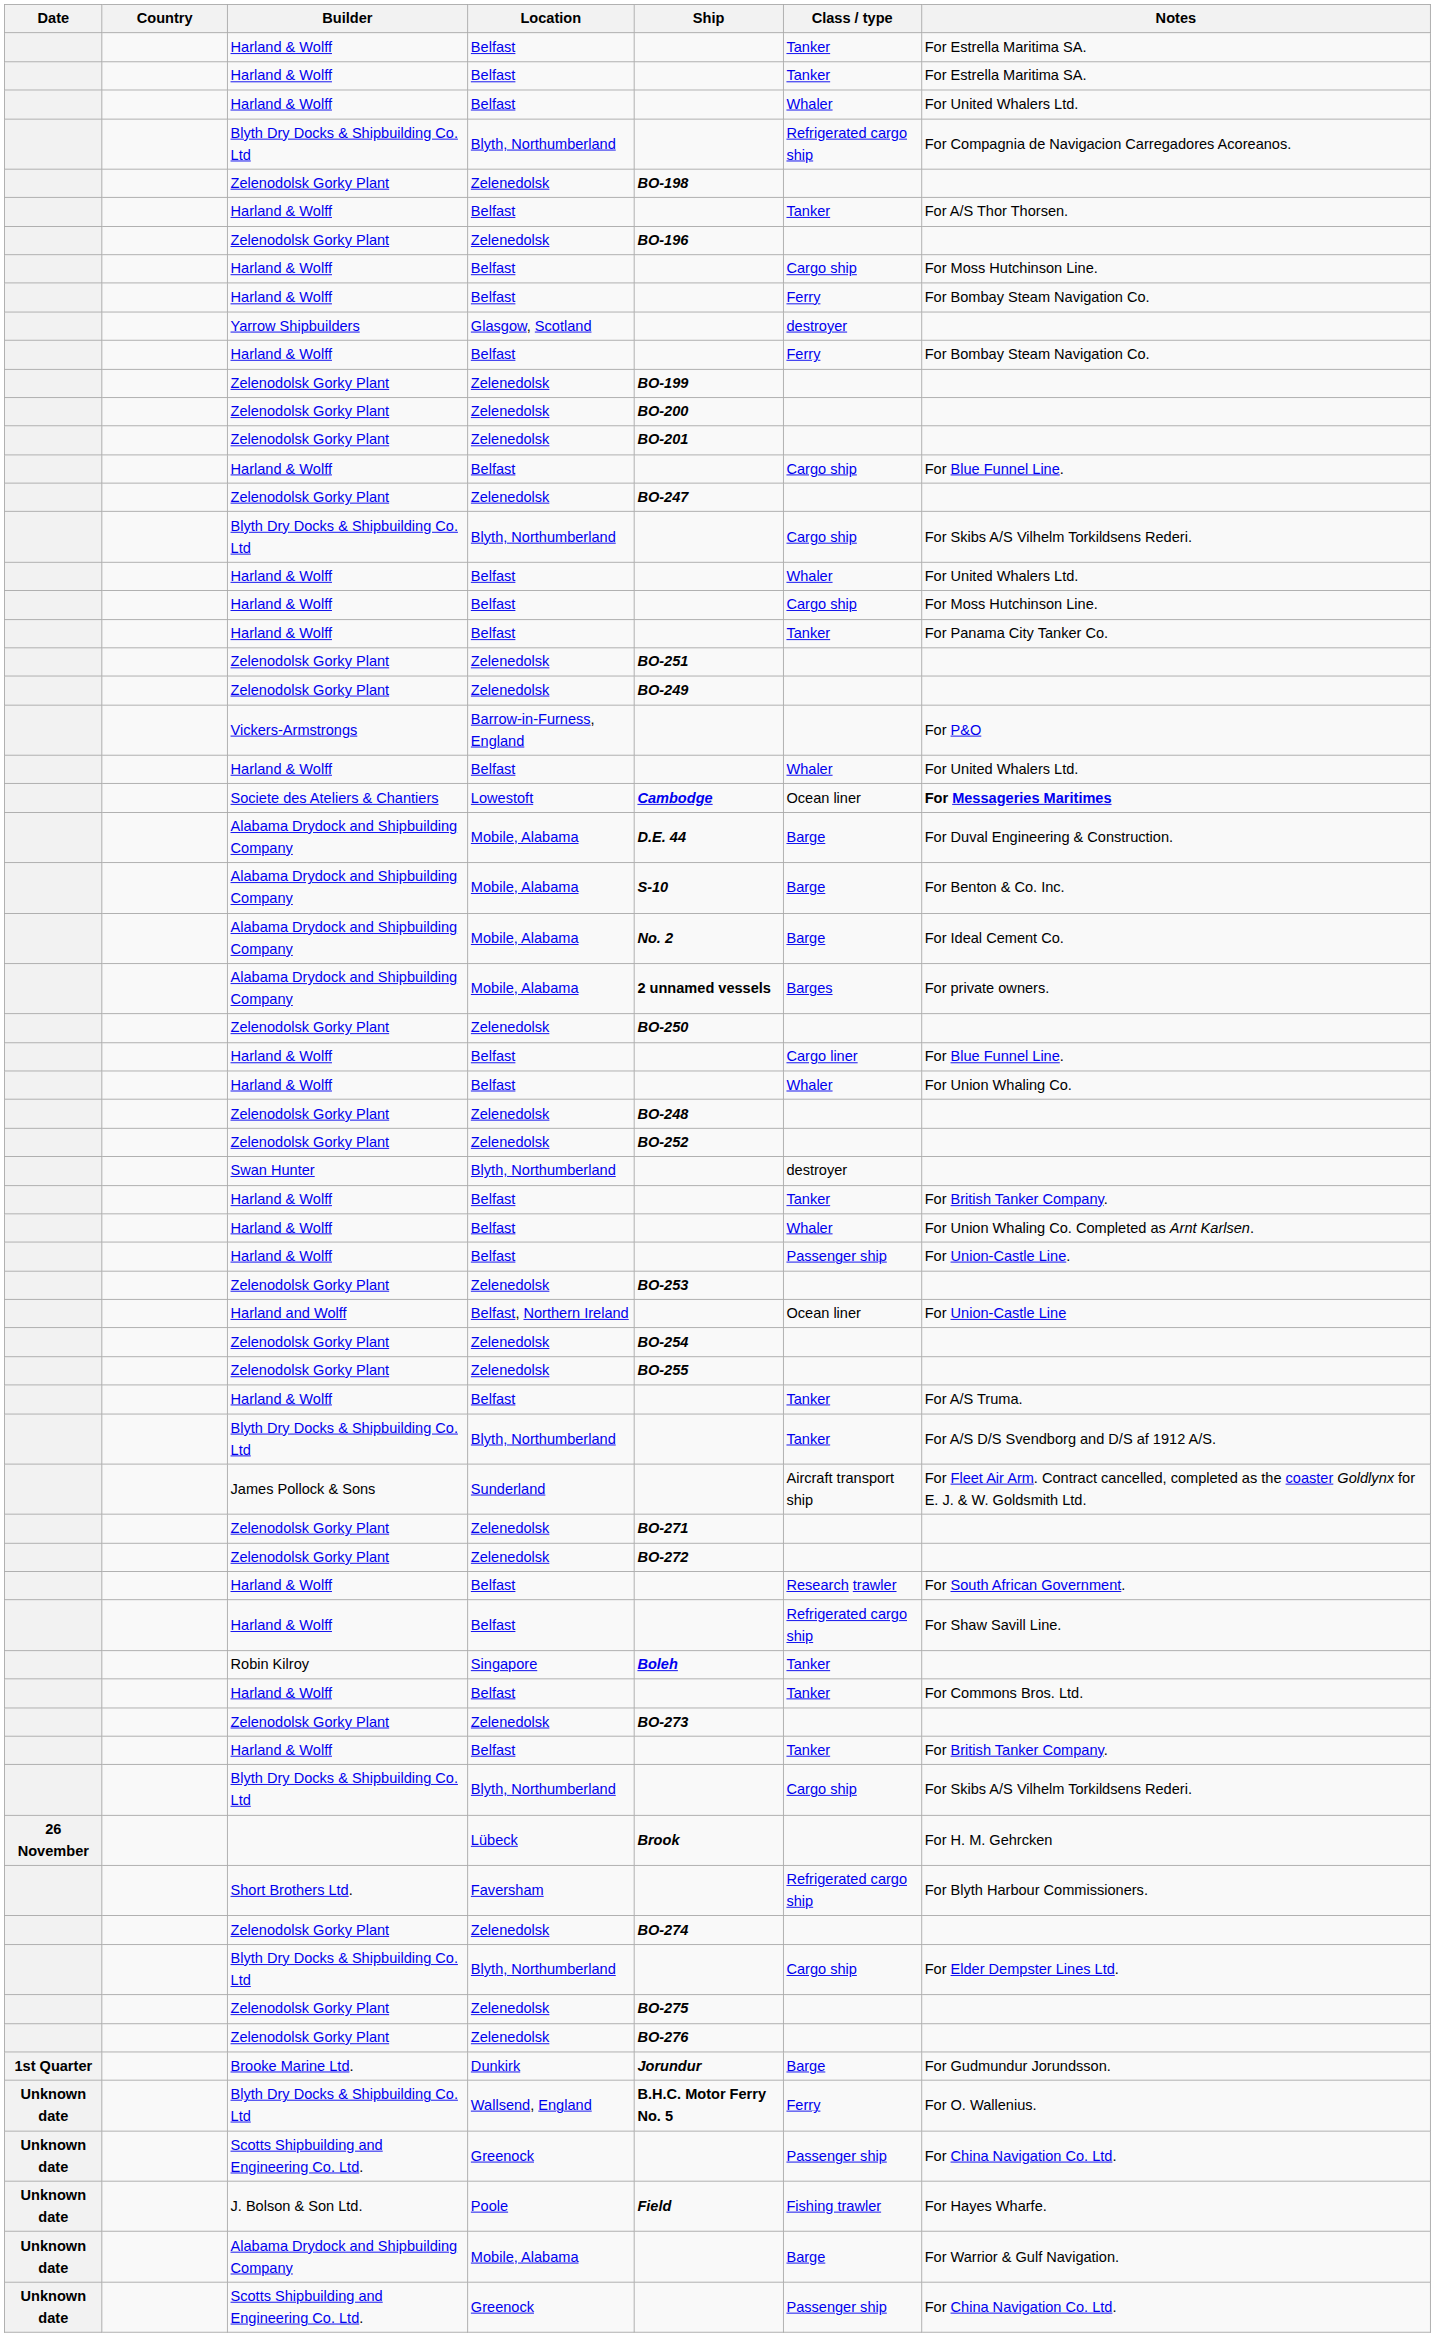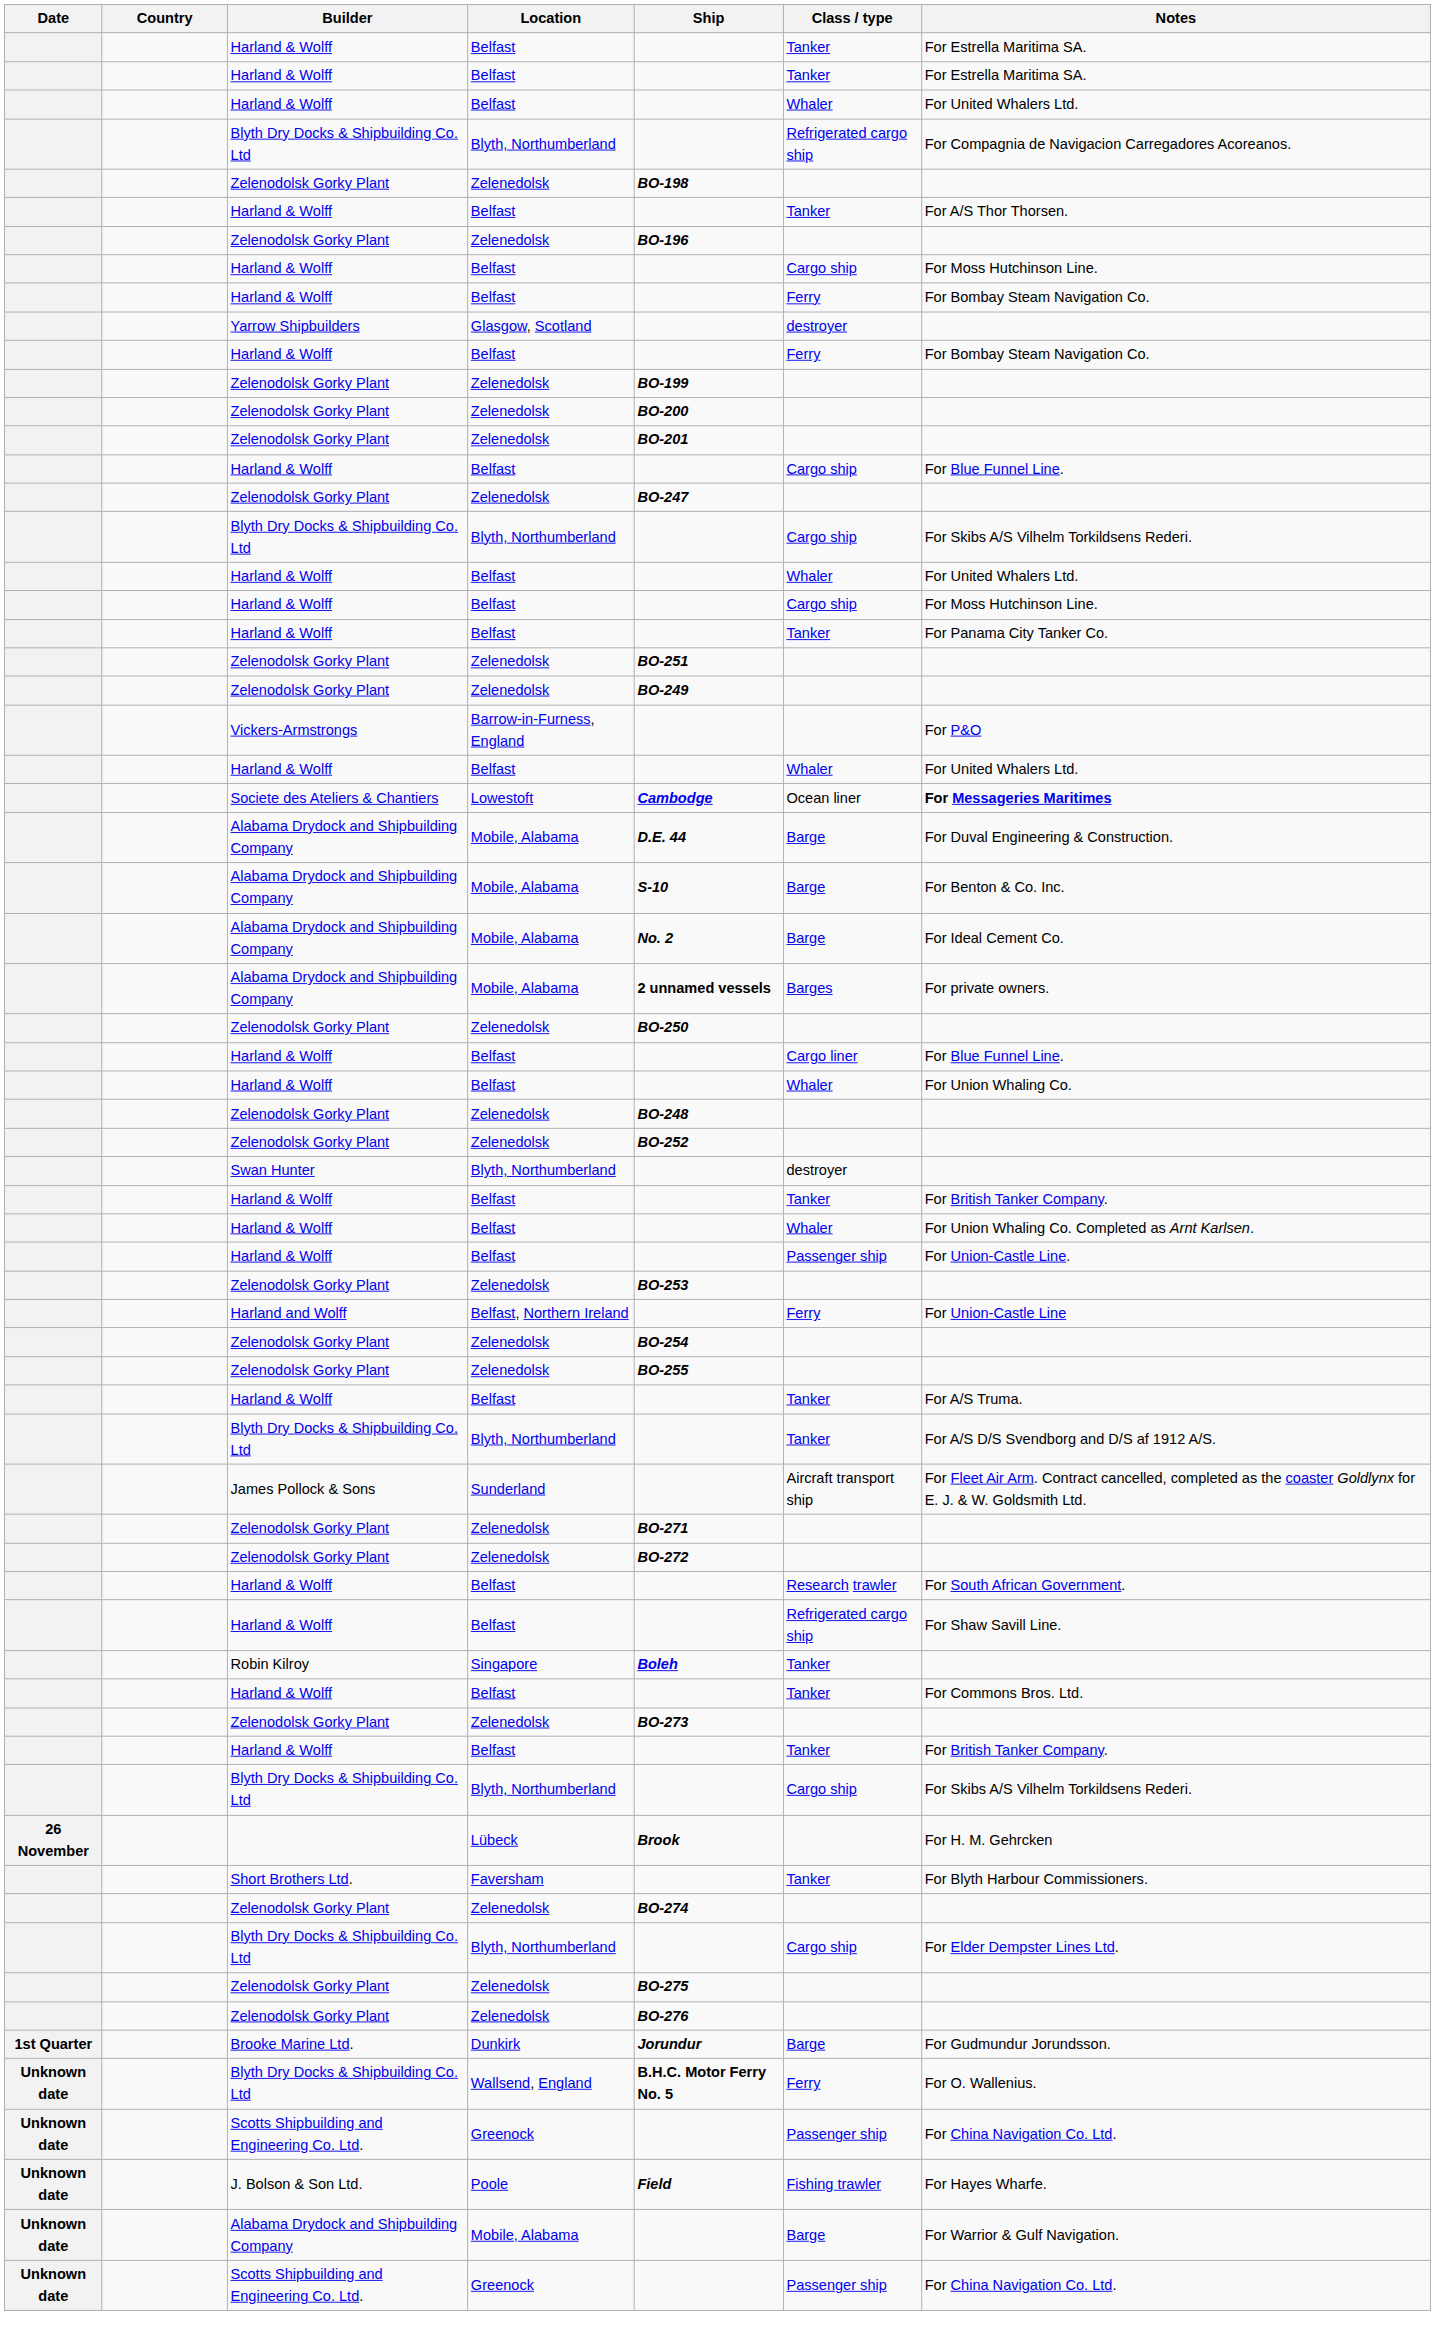(824, 1313) Ocean liner -> (803, 1313) Ferry
(847, 1890) Refrigerated cargo ship -> (808, 1879) Tanker
